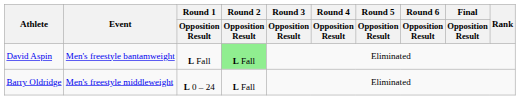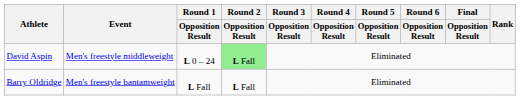(120, 56) Men's freestyle bantamweight -> (120, 56) Men's freestyle middleweight
(199, 62) L Fall -> (199, 62) L 0 – 24
(120, 82) Men's freestyle middleweight -> (120, 82) Men's freestyle bantamweight
(199, 87) L 0 – 24 -> (199, 87) L Fall
